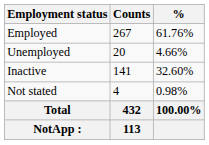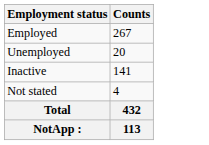- column: (179, 14)
